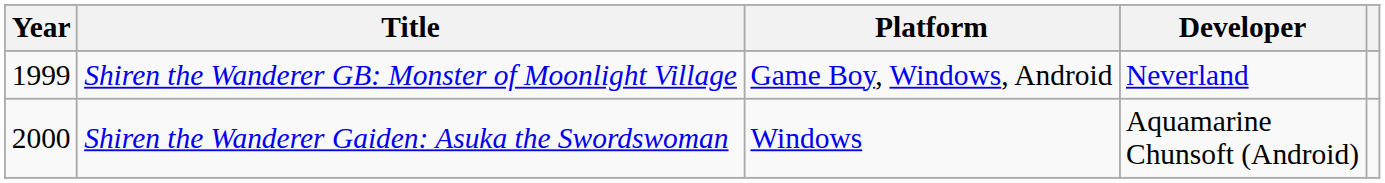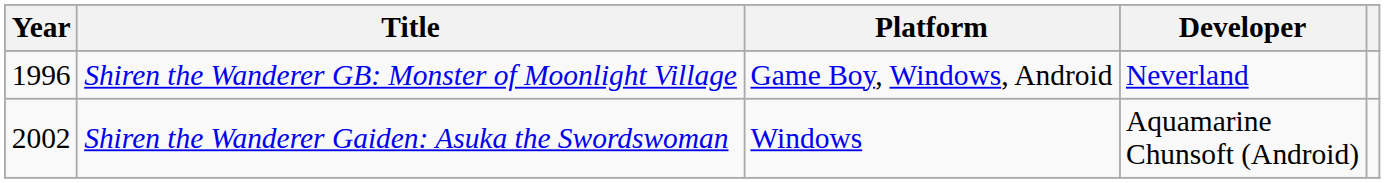(41, 74) 1999 -> (41, 74) 1996
(41, 137) 2000 -> (41, 137) 2002
